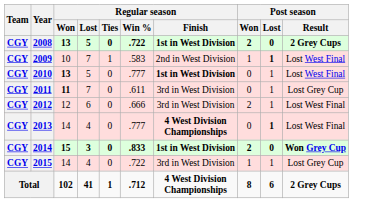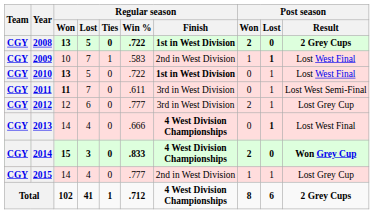(137, 74) .777 -> (137, 74) .722
(316, 90) Lost Grey Cup -> (326, 90) Lost West Semi-Final
(137, 105) .666 -> (137, 105) .777
(316, 105) Lost West Final -> (326, 105) Lost Grey Cup
(137, 126) .777 -> (137, 126) .666
(196, 147) 1st in West Division -> (196, 153) 4 West Division Championships
(137, 163) .722 -> (137, 174) .777
(196, 163) 3rd in West Division -> (196, 174) 2nd in West Division
